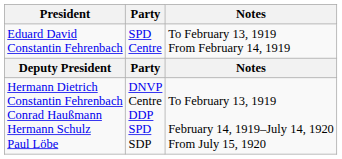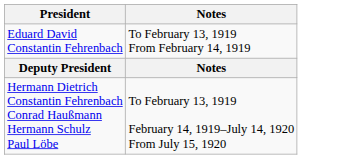- column: (145, 14)
